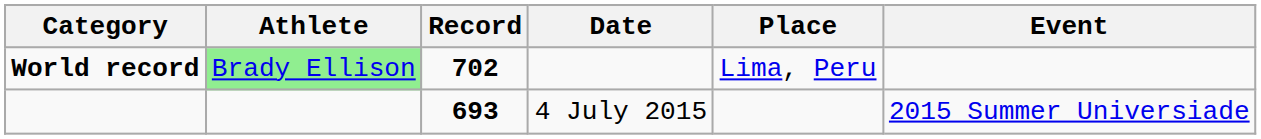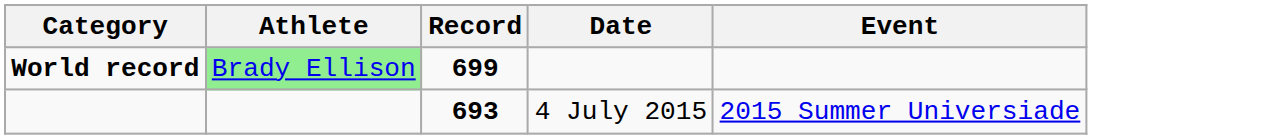- column: (798, 26)
(475, 69) 702 -> (475, 69) 699
